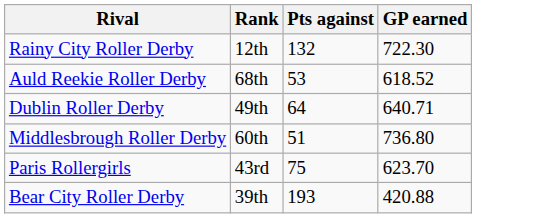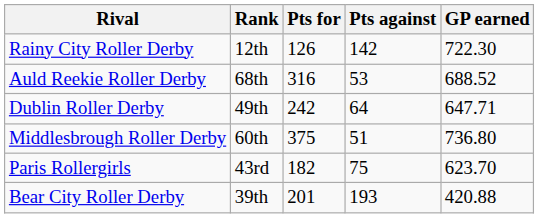+ column: (314, 19)
(301, 49) 132 -> (363, 49) 142
(408, 78) 618.52 -> (471, 78) 688.52
(408, 108) 640.71 -> (471, 108) 647.71
